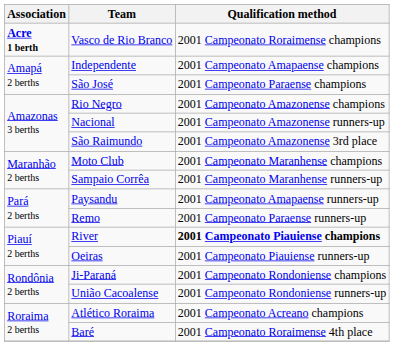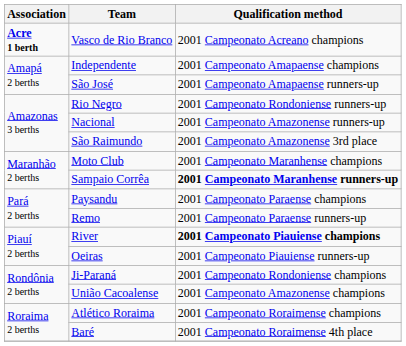(279, 39) 2001 Campeonato Roraimense champions -> (271, 39) 2001 Campeonato Acreano champions
(272, 84) 2001 Campeonato Paraense champions -> (278, 84) 2001 Campeonato Amapaense runners-up
(281, 103) 2001 Campeonato Amazonense champions -> (282, 103) 2001 Campeonato Rondoniense runners-up
(280, 179) normal -> (288, 179) bold
(278, 198) 2001 Campeonato Amapaense runners-up -> (272, 198) 2001 Campeonato Paraense champions
(282, 293) 2001 Campeonato Rondoniense runners-up -> (281, 293) 2001 Campeonato Amazonense champions
(271, 312) 2001 Campeonato Acreano champions -> (279, 312) 2001 Campeonato Roraimense champions
